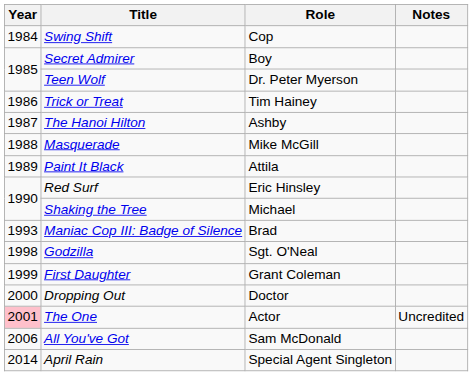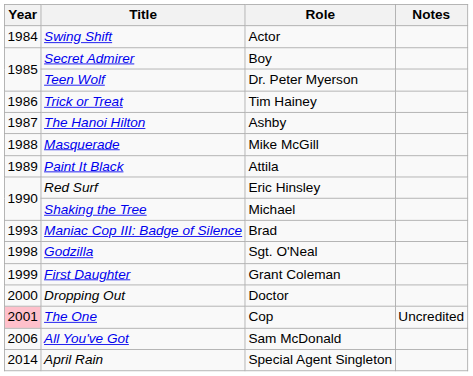(261, 36) Cop -> (264, 36) Actor
(264, 317) Actor -> (261, 317) Cop
